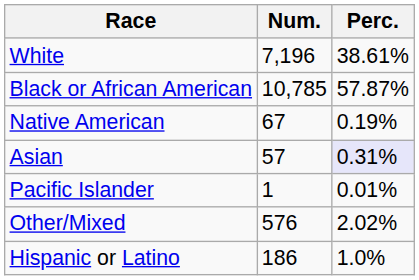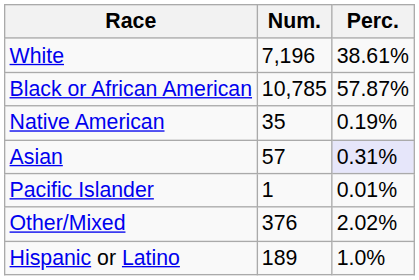(274, 122) 67 -> (274, 122) 35
(280, 223) 576 -> (280, 223) 376
(280, 257) 186 -> (280, 257) 189
